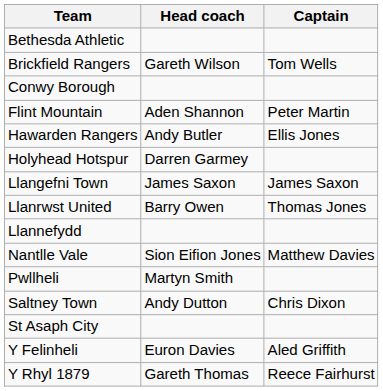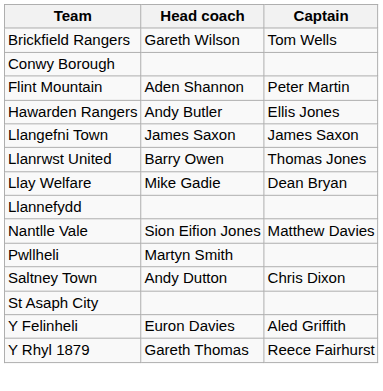- row: (66, 40)
- row: (68, 159)
+ row: (50, 183)
